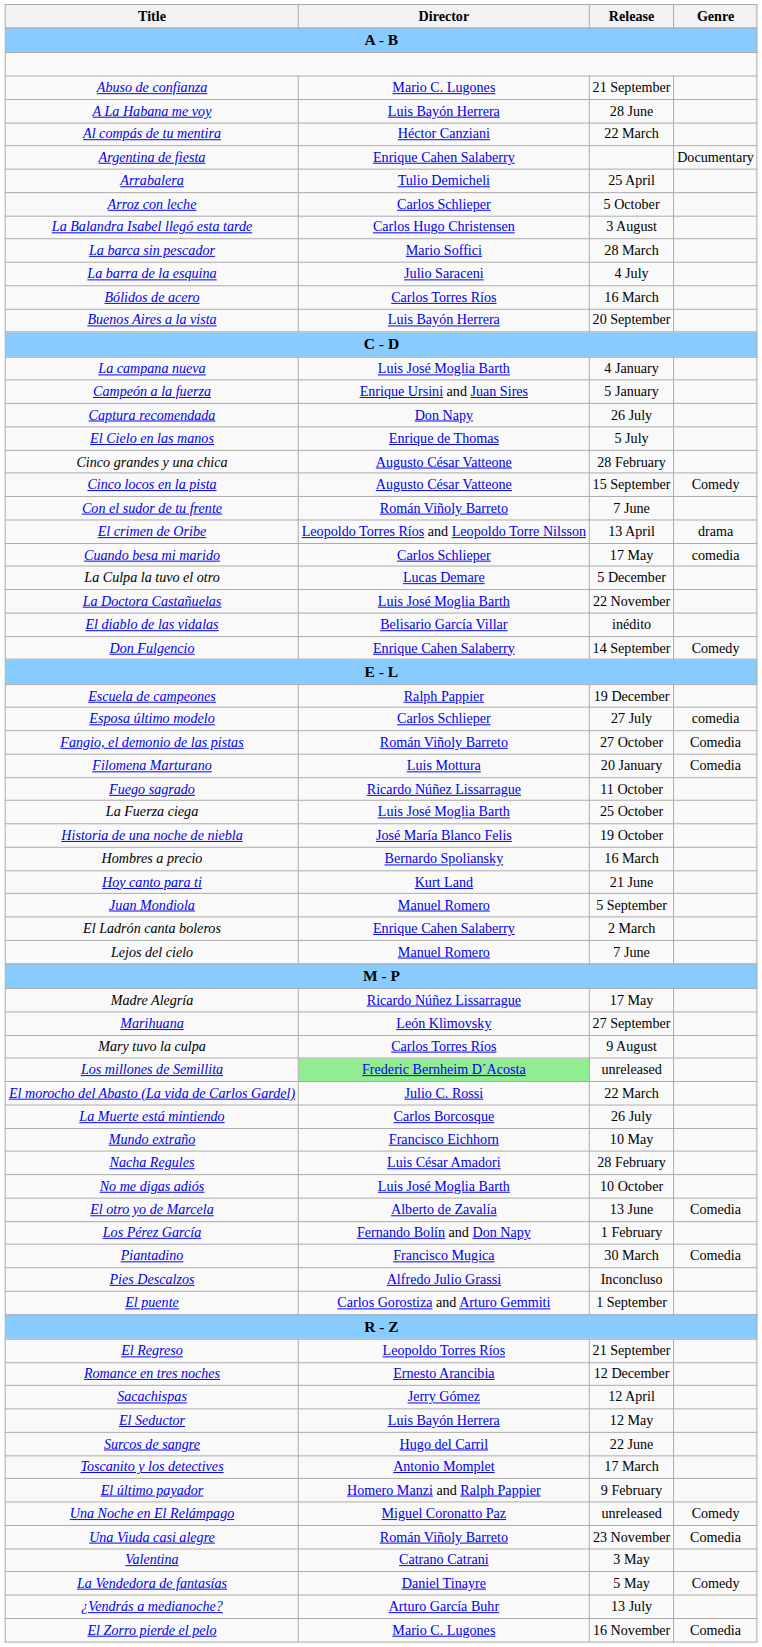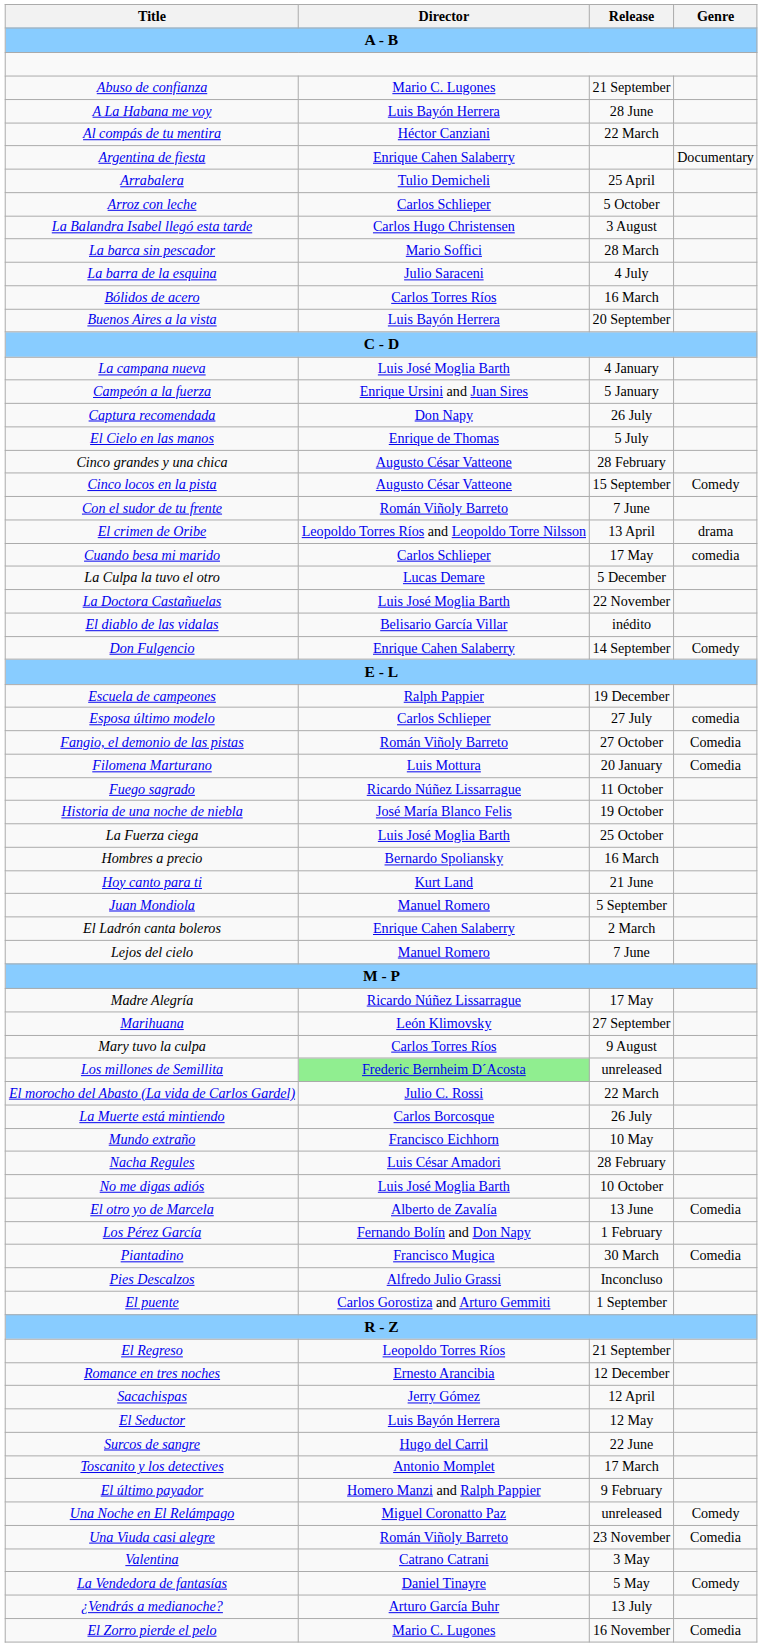rows swapped: (152, 812) <-> (152, 835)
